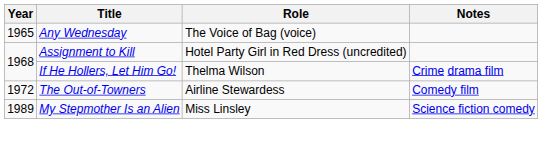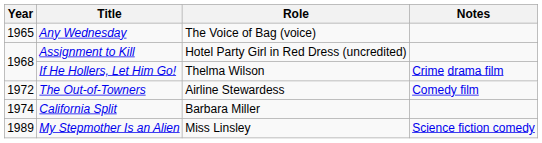+ row: (78, 109)
